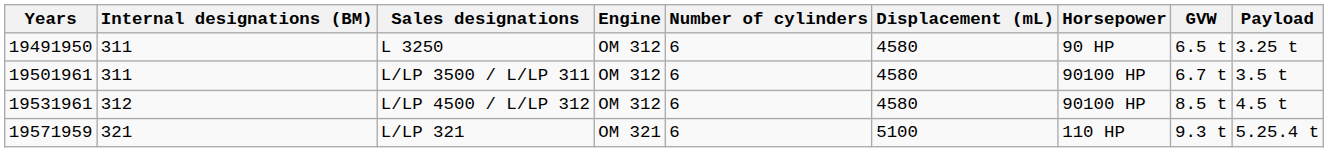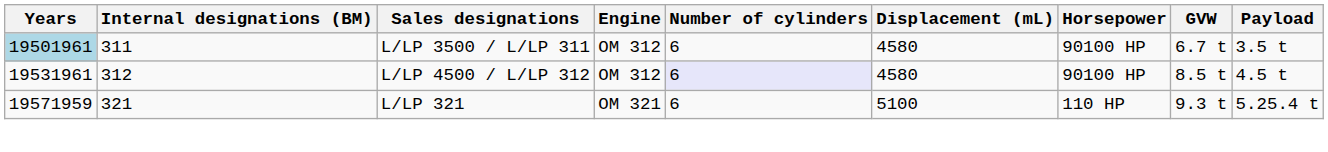- row: (412, 47)
(51, 76) no background -> (51, 47) lightblue background
(674, 104) no background -> (674, 76) lavender background
